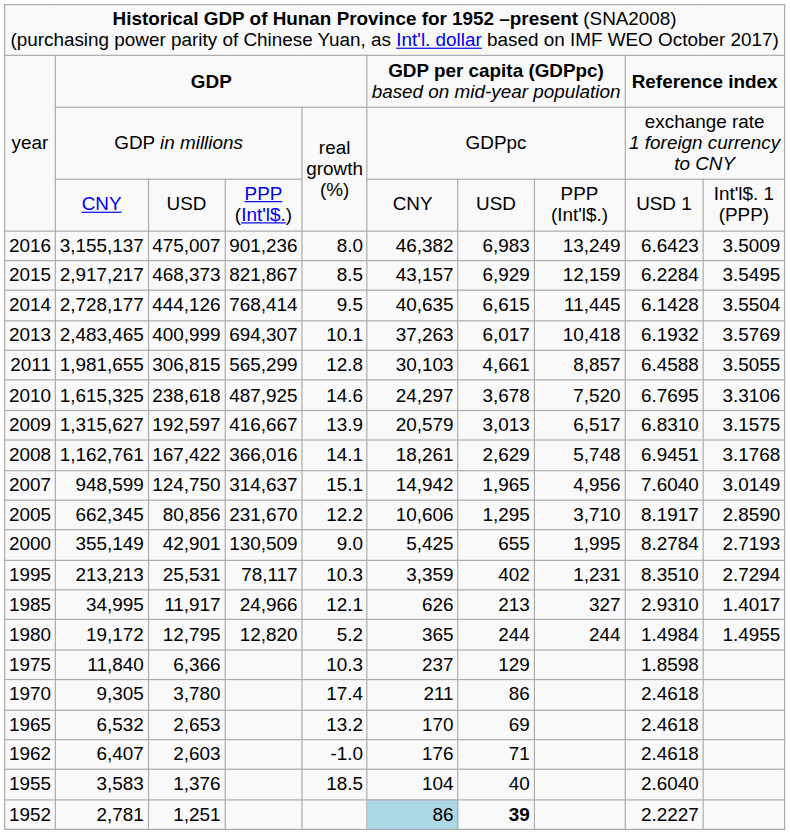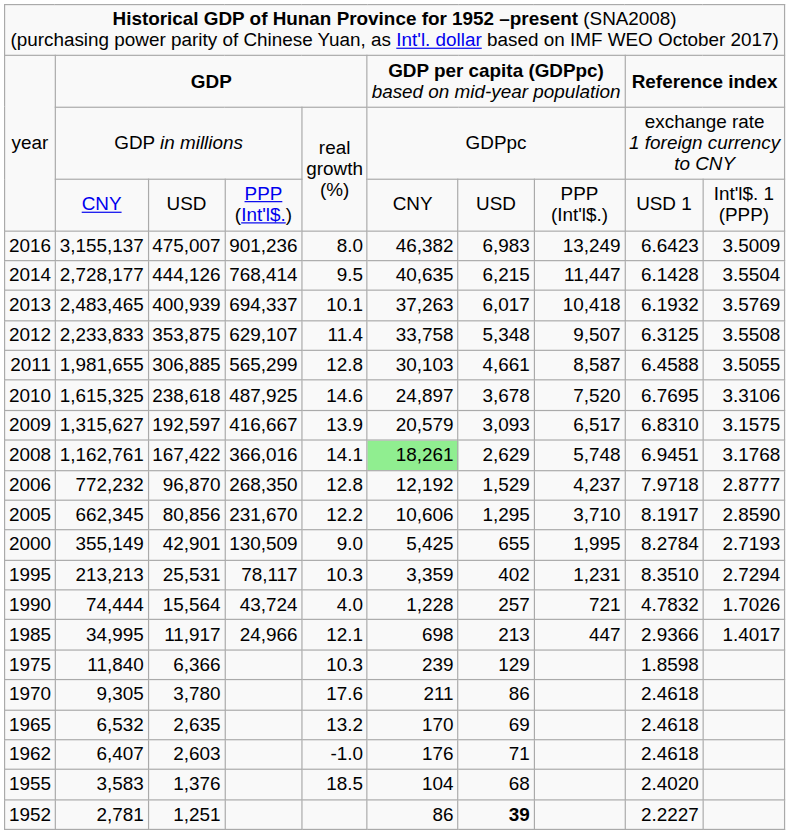- row: (102, 275)
(506, 305) 6,615 -> (506, 275) 6,215
(592, 305) 11,445 -> (592, 275) 11,447
(186, 335) 400,999 -> (186, 305) 400,939
(263, 335) 694,307 -> (263, 305) 694,337
+ row: (102, 335)
(186, 365) 306,815 -> (186, 365) 306,885
(597, 365) 8,857 -> (597, 365) 8,587
(425, 395) 24,297 -> (425, 395) 24,897
(506, 425) 3,013 -> (506, 425) 3,093
(425, 455) no background -> (425, 455) lightgreen background
- row: (110, 484)
+ row: (110, 484)
+ row: (115, 604)
(438, 604) 626 -> (438, 634) 698
(605, 604) 327 -> (605, 634) 447
(670, 604) 2.9310 -> (670, 634) 2.9366
- row: (115, 634)
(438, 664) 237 -> (438, 664) 239
(345, 694) 17.4 -> (345, 694) 17.6
(197, 724) 2,653 -> (197, 724) 2,635
(519, 784) 40 -> (519, 784) 68
(670, 784) 2.6040 -> (670, 784) 2.4020
(443, 814) lightblue background -> (443, 814) no background
